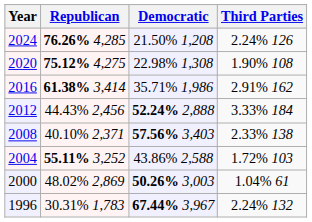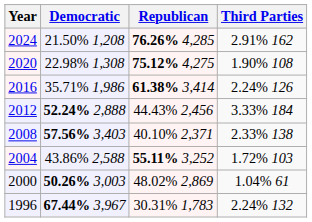columns swapped: (85, 16) <-> (173, 16)
(262, 40) 2.24% 126 -> (262, 40) 2.91% 162
(262, 87) 2.91% 162 -> (262, 87) 2.24% 126
